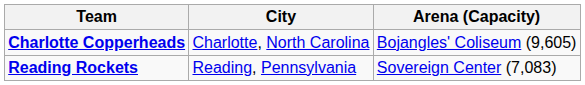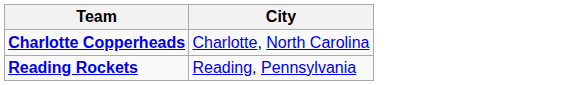- column: (477, 17)
